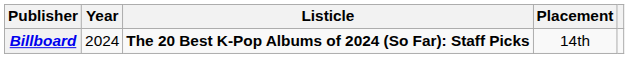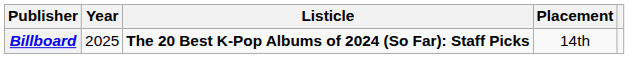(102, 41) 2024 -> (102, 41) 2025
